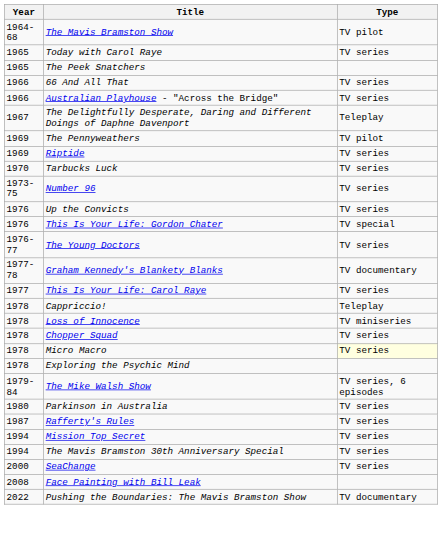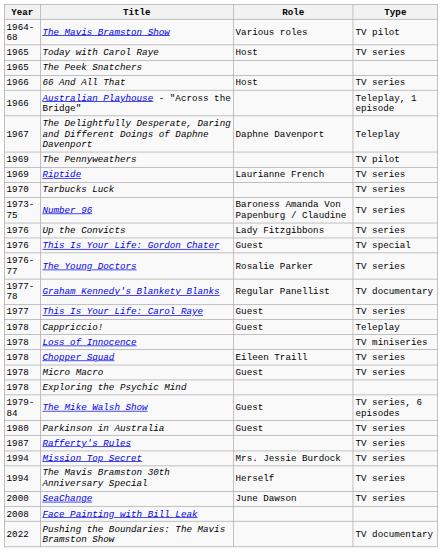+ column: (293, 12)
(364, 98) TV series -> (386, 103) Teleplay, 1 episode
(364, 351) lightyellow background -> (380, 372) no background
